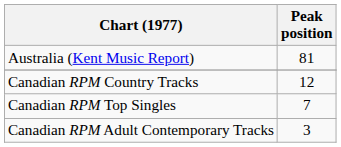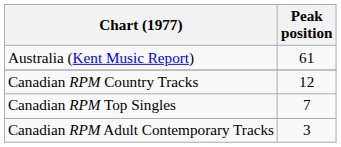(307, 57) 81 -> (307, 57) 61
